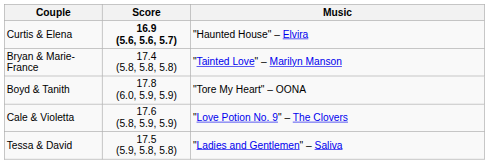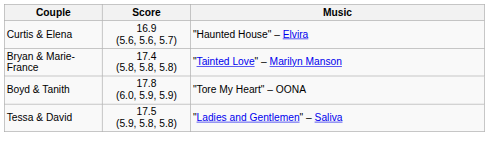(146, 34) bold -> (146, 34) normal
- row: (40, 117)
